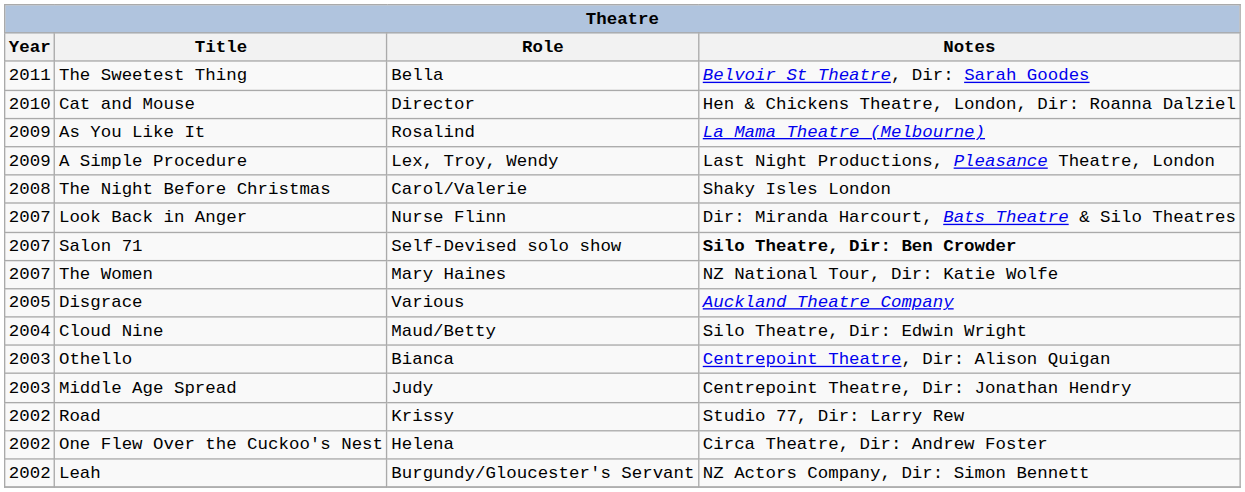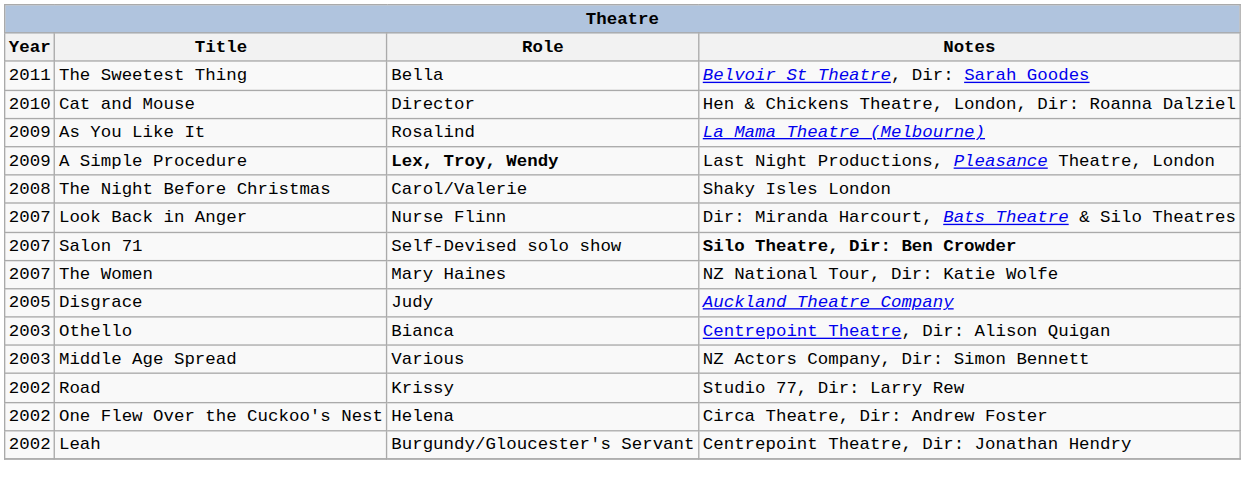(475, 161) normal -> (475, 161) bold
(428, 303) Various -> (412, 303) Judy
- row: (111, 331)
(412, 388) Judy -> (428, 360) Various
(917, 388) Centrepoint Theatre, Dir: Jonathan Hendry -> (896, 360) NZ Actors Company, Dir: Simon Bennett
(896, 473) NZ Actors Company, Dir: Simon Bennett -> (917, 445) Centrepoint Theatre, Dir: Jonathan Hendry
